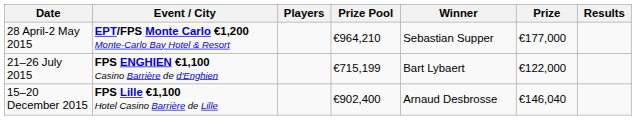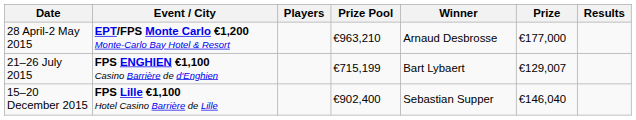(357, 37) €964,210 -> (357, 37) €963,210
(448, 37) Sebastian Supper -> (450, 37) Arnaud Desbrosse
(542, 68) €122,000 -> (542, 68) €129,007
(450, 99) Arnaud Desbrosse -> (448, 99) Sebastian Supper
